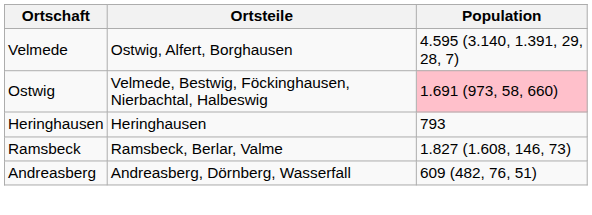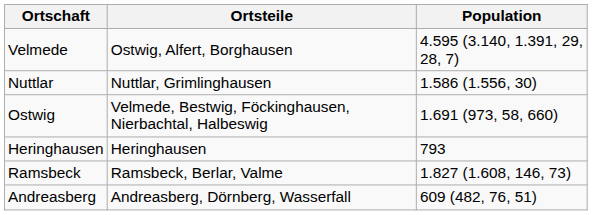+ row: (31, 82)
(489, 91) pink background -> (489, 115) no background
